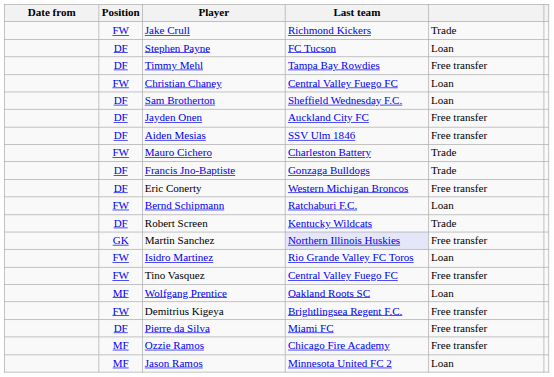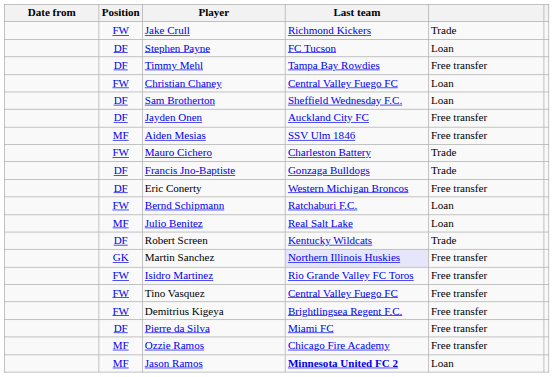(121, 135) DF -> (121, 135) MF
+ row: (174, 223)
(442, 258) Loan -> (459, 275) Free transfer
- row: (186, 293)
(340, 363) normal -> (343, 363) bold
